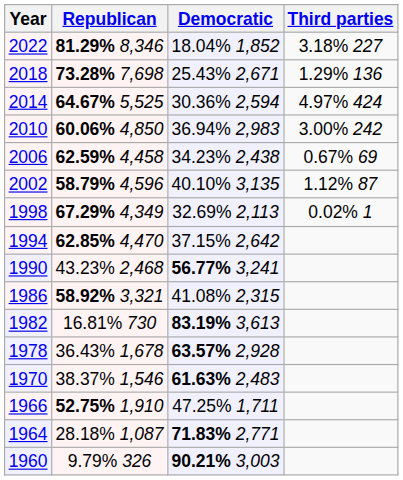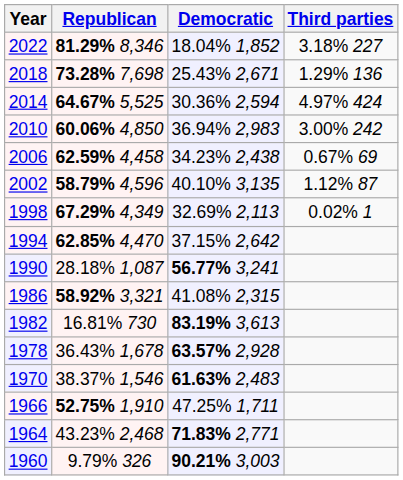(110, 268) 43.23% 2,468 -> (110, 268) 28.18% 1,087
(110, 434) 28.18% 1,087 -> (110, 434) 43.23% 2,468
